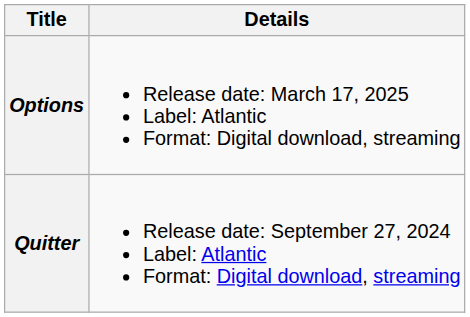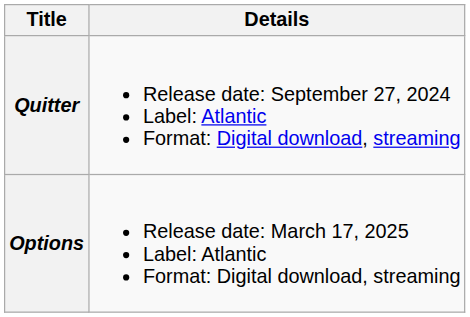rows swapped: (47, 243) <-> (47, 105)
